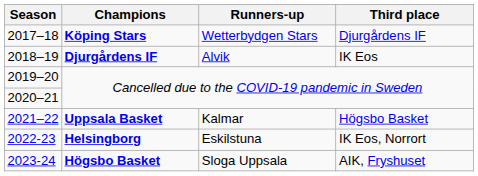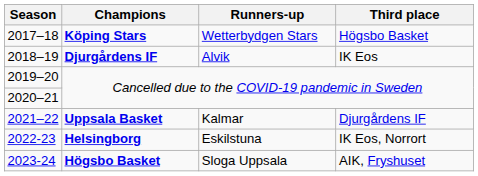(382, 35) Djurgårdens IF -> (384, 35) Högsbo Basket
(384, 118) Högsbo Basket -> (382, 118) Djurgårdens IF
